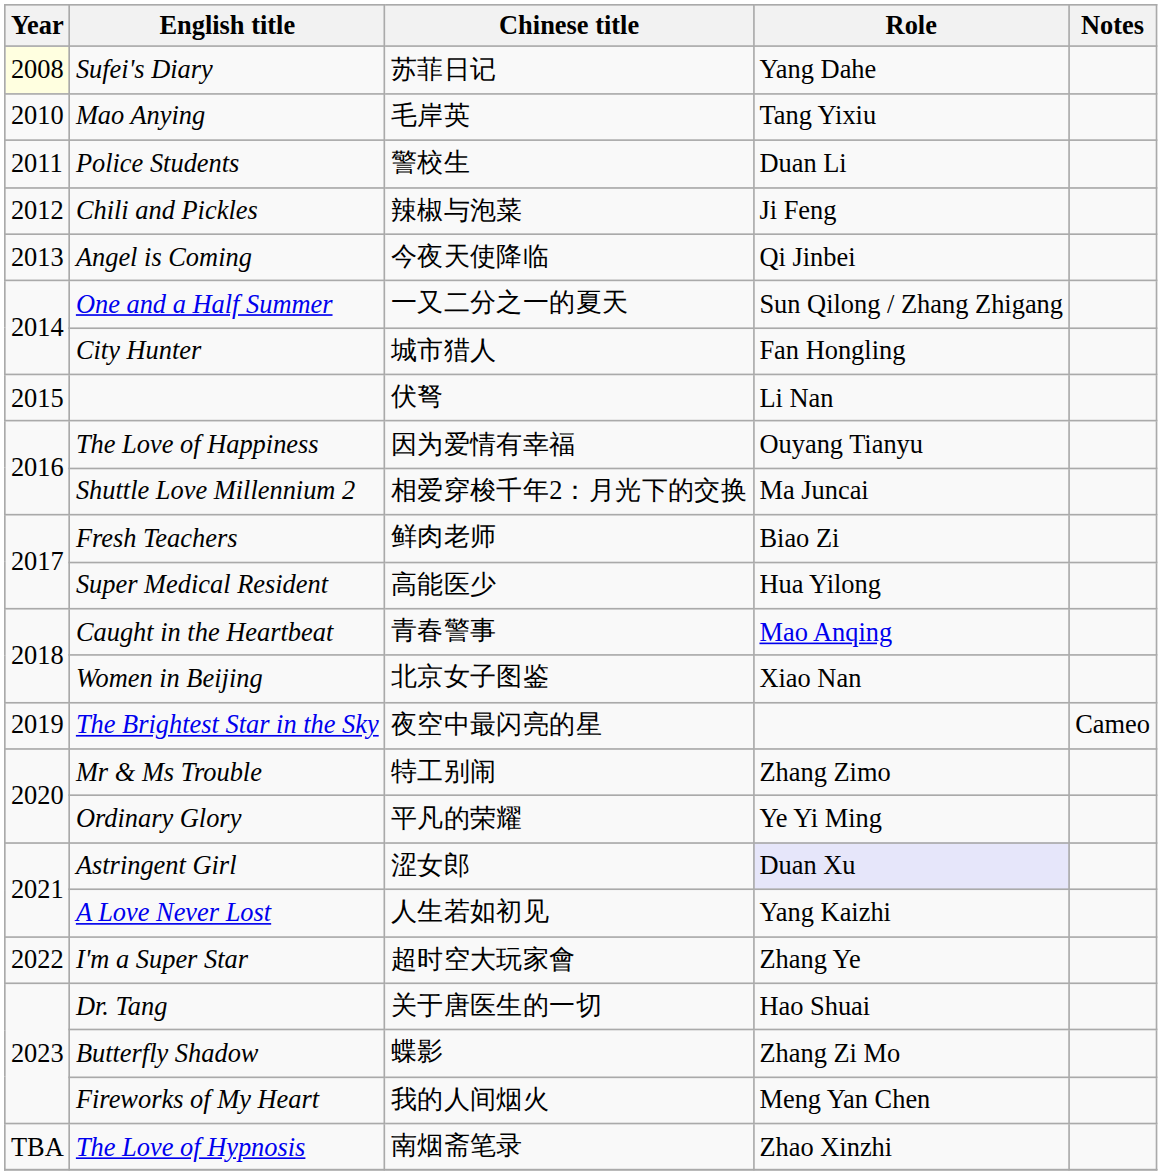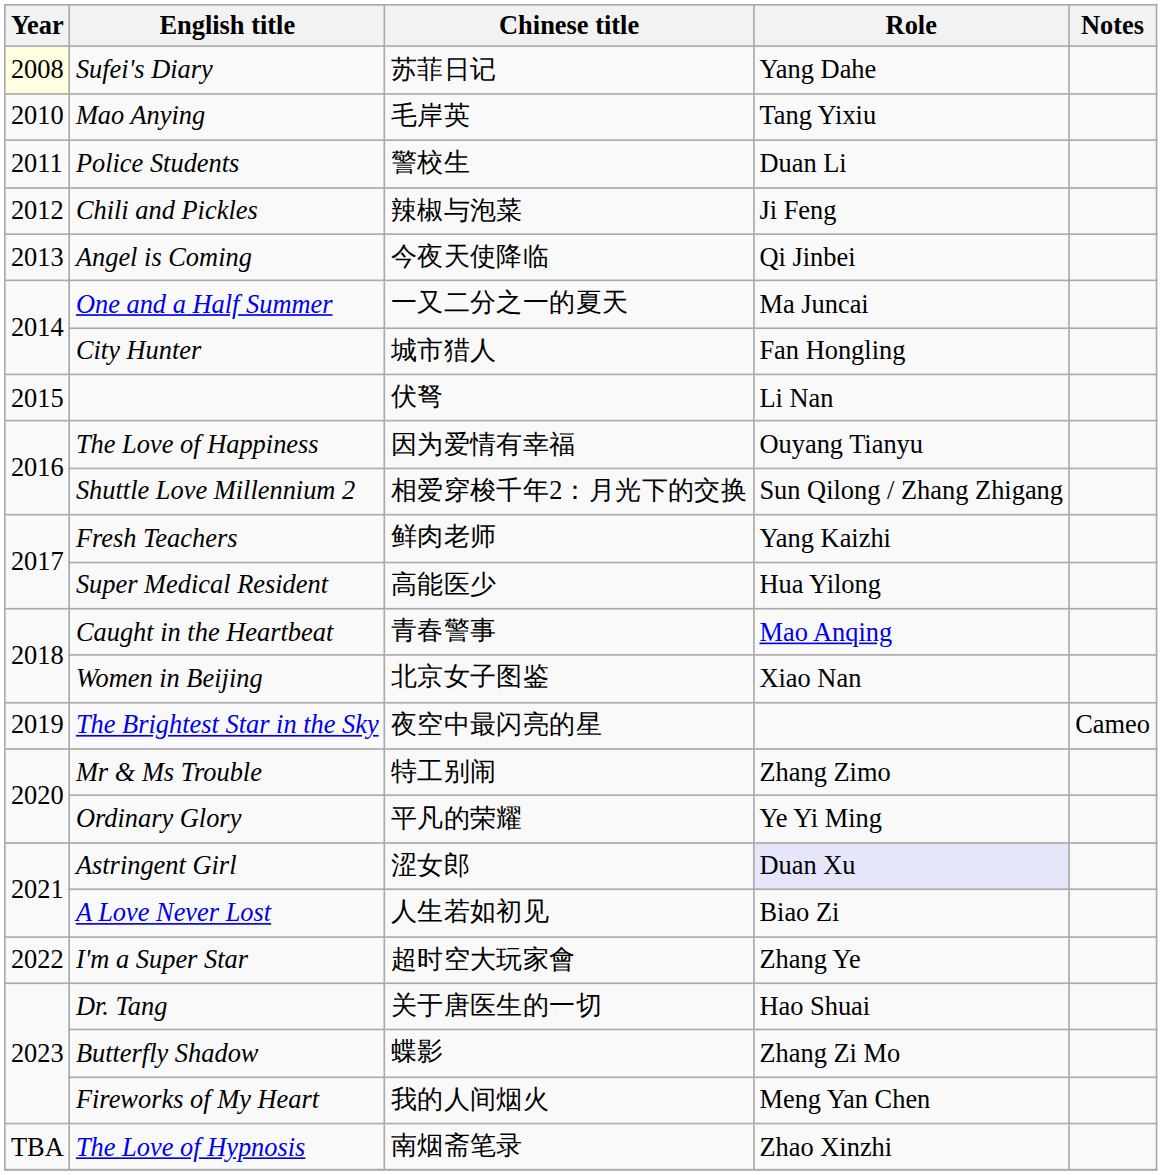(911, 303) Sun Qilong / Zhang Zhigang -> (814, 303) Ma Juncai
(814, 491) Ma Juncai -> (911, 491) Sun Qilong / Zhang Zhigang
(799, 537) Biao Zi -> (825, 537) Yang Kaizhi
(825, 912) Yang Kaizhi -> (799, 912) Biao Zi
